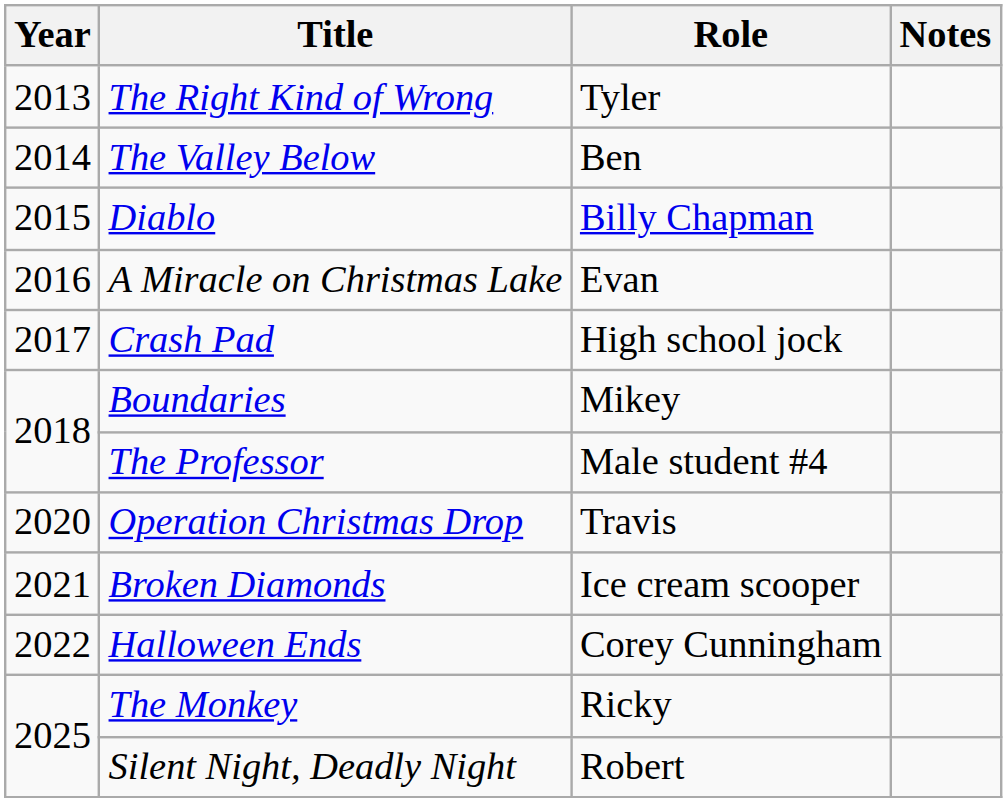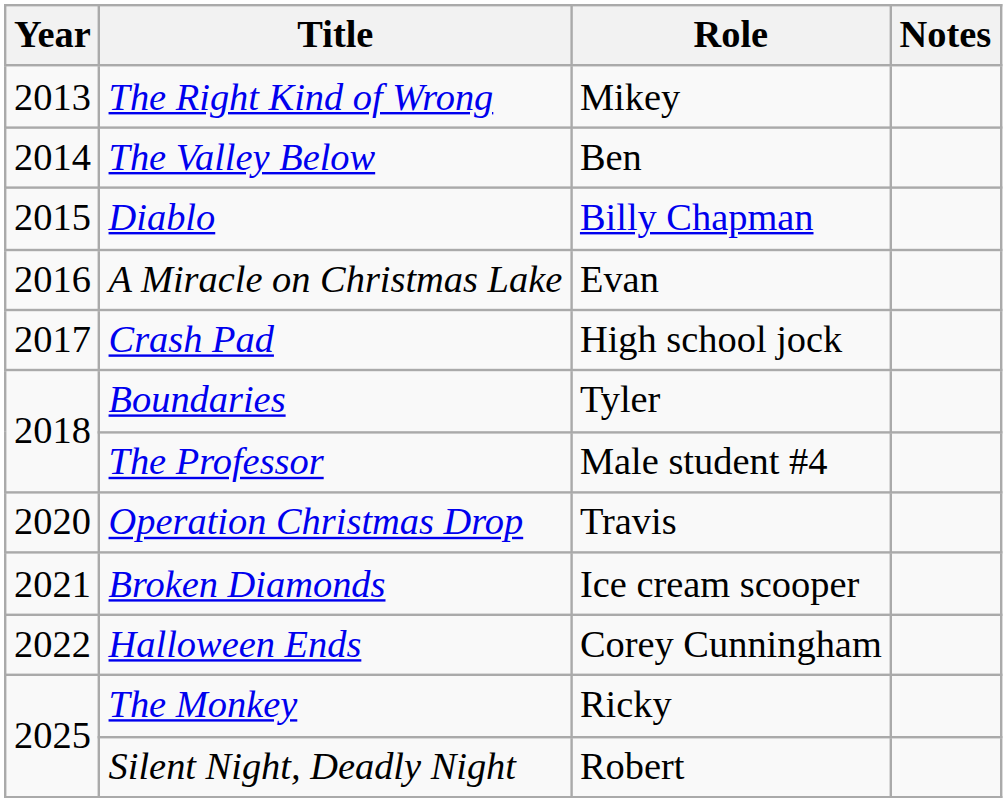(620, 95) Tyler -> (630, 95) Mikey
(630, 400) Mikey -> (620, 400) Tyler
